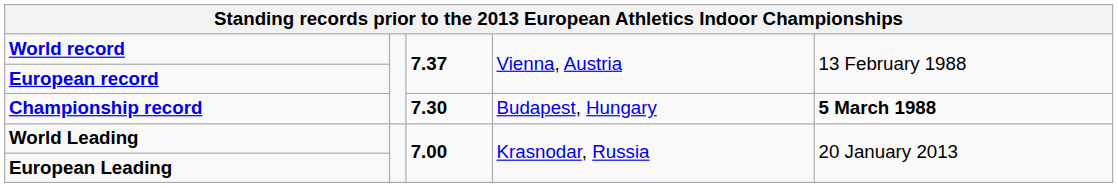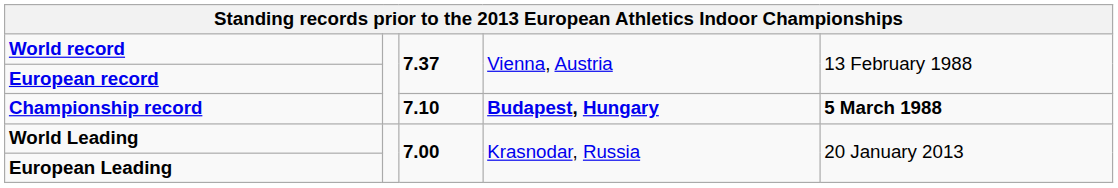(429, 108) 7.30 -> (421, 108) 7.10
(577, 108) normal -> (573, 108) bold
